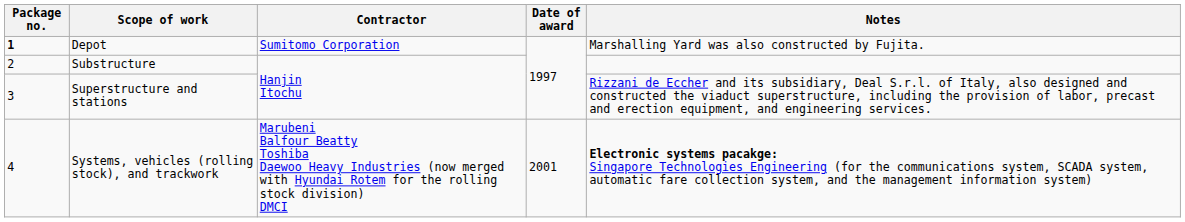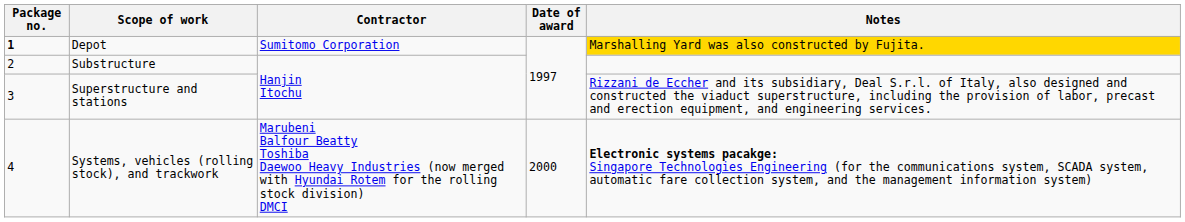(757, 46) no background -> (757, 46) gold background
(543, 168) 2001 -> (543, 168) 2000
